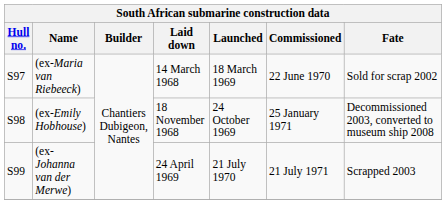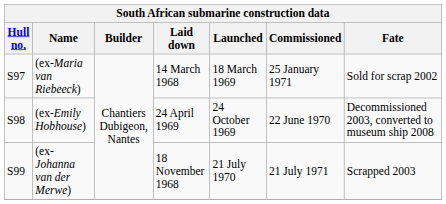(300, 76) 22 June 1970 -> (294, 76) 25 January 1971
(180, 120) 18 November 1968 -> (175, 120) 24 April 1969
(294, 120) 25 January 1971 -> (300, 120) 22 June 1970
(175, 170) 24 April 1969 -> (180, 170) 18 November 1968
